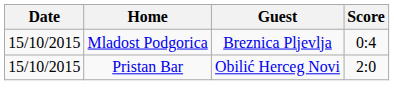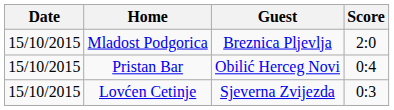(366, 42) 0:4 -> (366, 42) 2:0
(366, 67) 2:0 -> (366, 67) 0:4
+ row: (148, 92)
